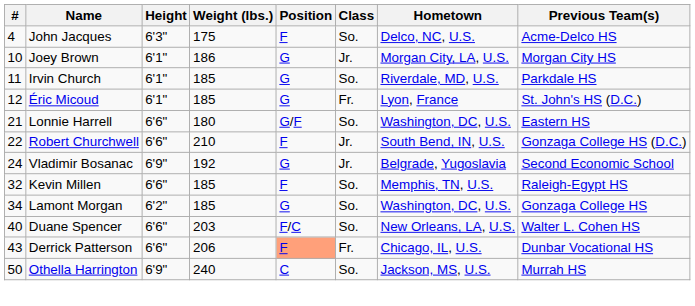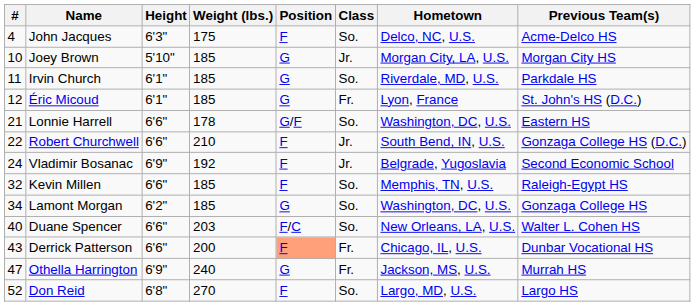(156, 58) 6'1" -> (160, 58) 5'10"
(204, 58) 186 -> (204, 58) 185
(204, 121) 180 -> (204, 121) 178
(285, 164) G -> (283, 164) F
(204, 248) 206 -> (204, 248) 200
(15, 269) 50 -> (15, 269) 47
(284, 269) C -> (285, 269) G
(349, 269) So. -> (346, 269) Fr.
+ row: (57, 290)
